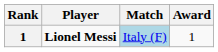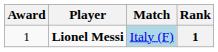columns swapped: (23, 15) <-> (192, 15)
